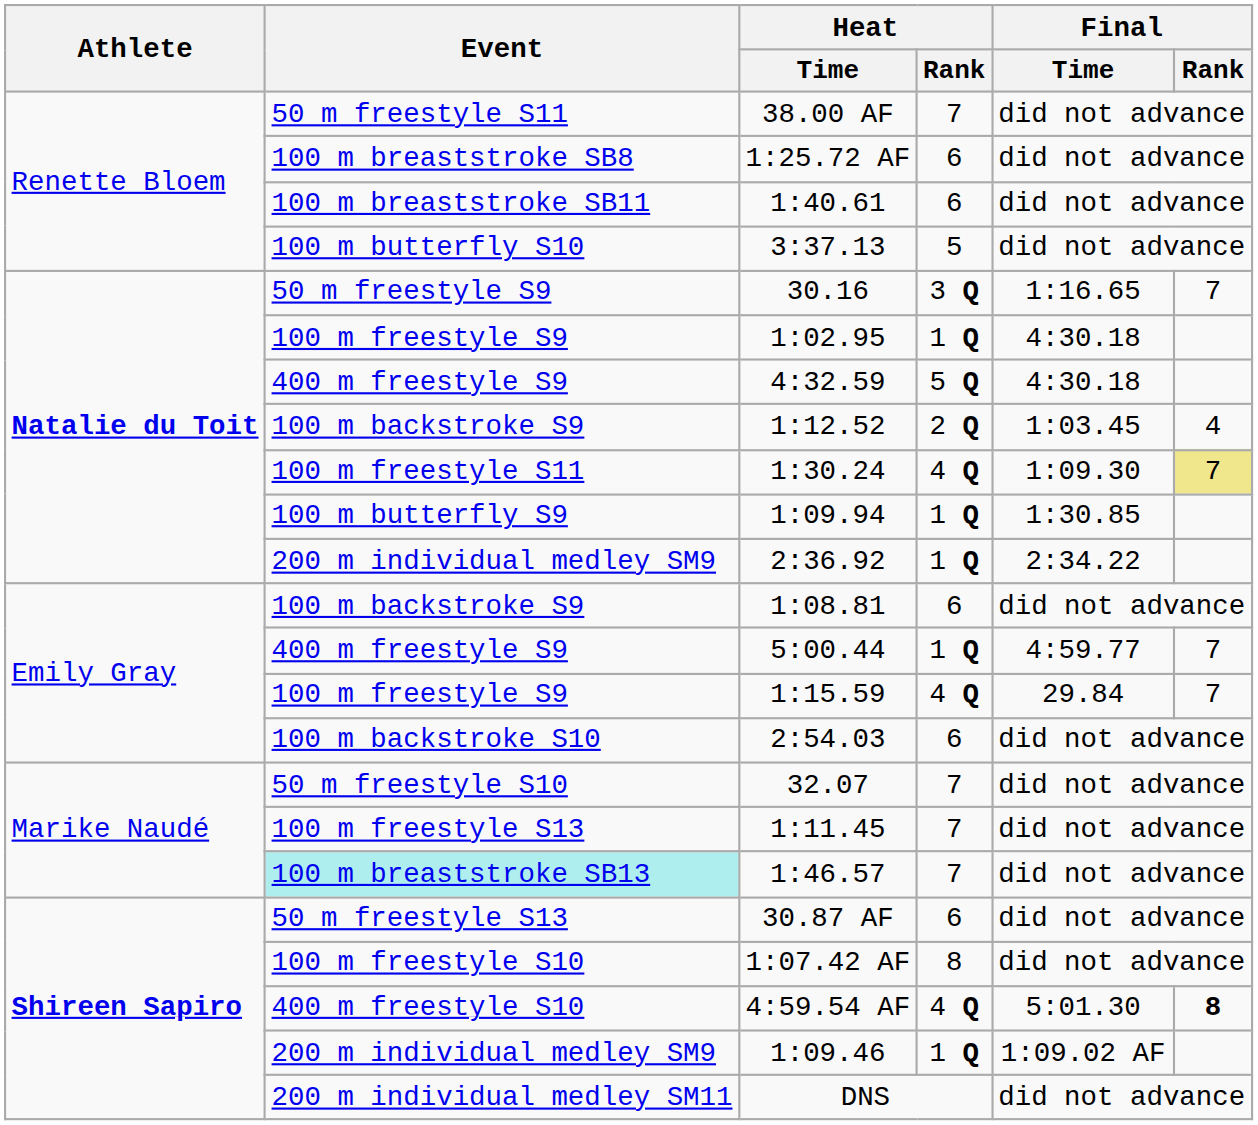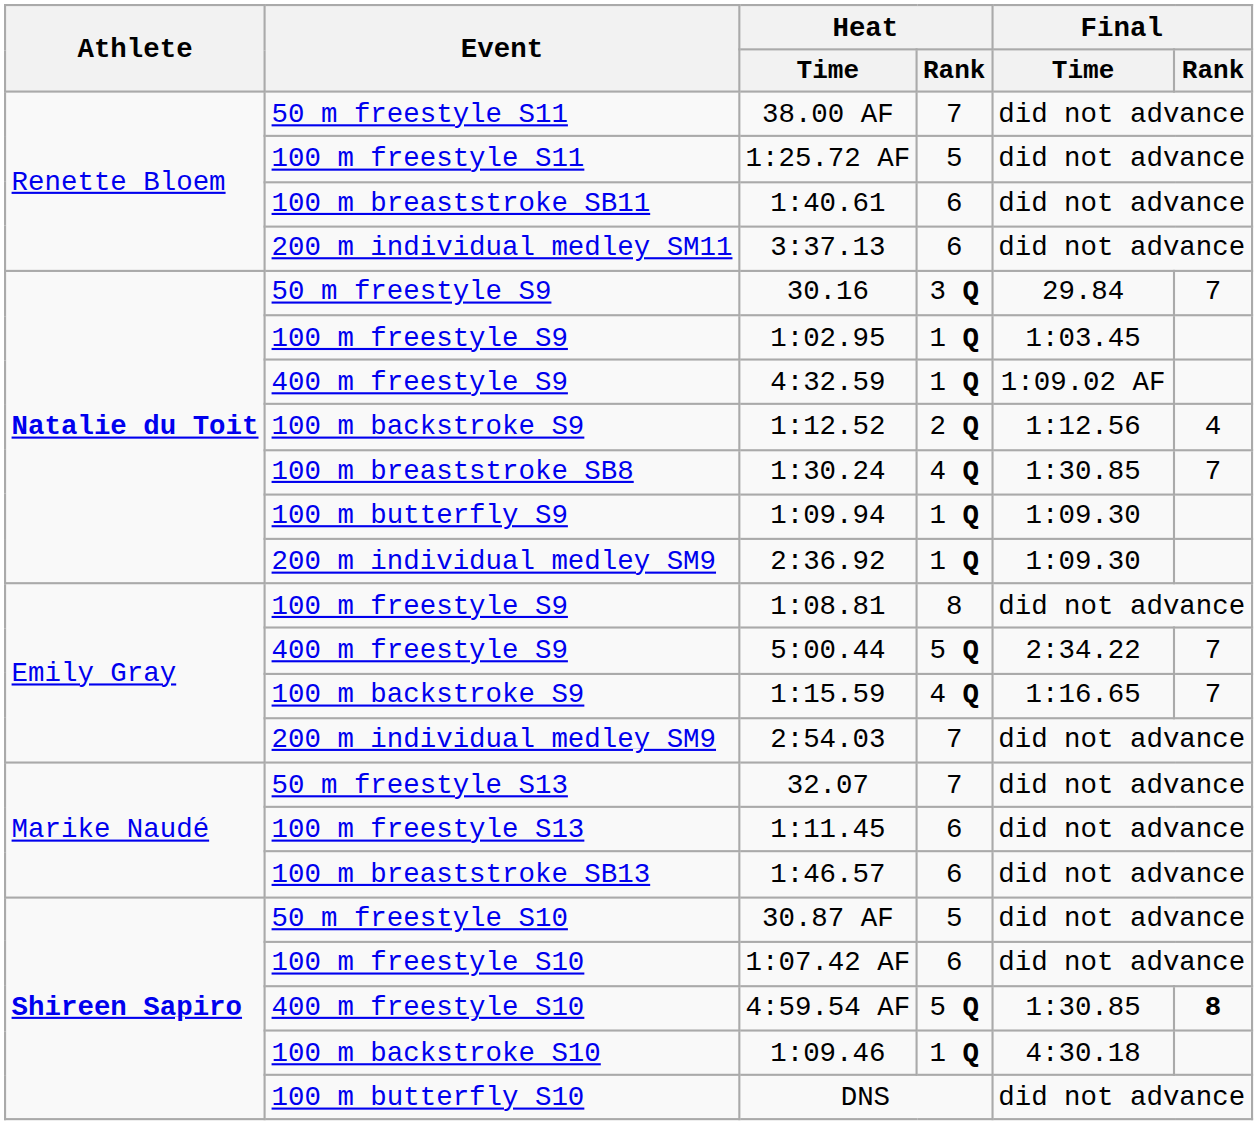(453, 159) 100 m breaststroke SB8 -> (428, 159) 100 m freestyle S11
(954, 159) 6 -> (954, 159) 5
(428, 248) 100 m butterfly S10 -> (502, 248) 200 m individual medley SM11
(954, 248) 5 -> (954, 248) 6
(1083, 293) 1:16.65 -> (1083, 293) 29.84
(1083, 338) 4:30.18 -> (1083, 338) 1:03.45
(954, 382) 5 Q -> (954, 382) 1 Q
(1083, 382) 4:30.18 -> (1083, 382) 1:09.02 AF
(1083, 427) 1:03.45 -> (1083, 427) 1:12.56
(428, 472) 100 m freestyle S11 -> (453, 472) 100 m breaststroke SB8
(1083, 472) 1:09.30 -> (1083, 472) 1:30.85
(1213, 472) khaki background -> (1213, 472) no background
(1083, 517) 1:30.85 -> (1083, 517) 1:09.30
(1083, 561) 2:34.22 -> (1083, 561) 1:09.30
(428, 606) 100 m backstroke S9 -> (420, 606) 100 m freestyle S9
(954, 606) 6 -> (954, 606) 8
(954, 651) 1 Q -> (954, 651) 5 Q
(1083, 651) 4:59.77 -> (1083, 651) 2:34.22
(420, 695) 100 m freestyle S9 -> (428, 695) 100 m backstroke S9
(1083, 695) 29.84 -> (1083, 695) 1:16.65
(436, 740) 100 m backstroke S10 -> (494, 740) 200 m individual medley SM9
(954, 740) 6 -> (954, 740) 7
(420, 785) 50 m freestyle S10 -> (420, 785) 50 m freestyle S13
(954, 829) 7 -> (954, 829) 6
(461, 874) paleturquoise background -> (461, 874) no background
(954, 874) 7 -> (954, 874) 6
(420, 919) 50 m freestyle S13 -> (420, 919) 50 m freestyle S10
(954, 919) 6 -> (954, 919) 5
(954, 964) 8 -> (954, 964) 6
(954, 1008) 4 Q -> (954, 1008) 5 Q
(1083, 1008) 5:01.30 -> (1083, 1008) 1:30.85
(494, 1053) 200 m individual medley SM9 -> (436, 1053) 100 m backstroke S10
(1083, 1053) 1:09.02 AF -> (1083, 1053) 4:30.18
(502, 1098) 200 m individual medley SM11 -> (428, 1098) 100 m butterfly S10
